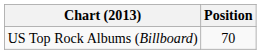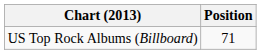(228, 37) 70 -> (228, 37) 71
